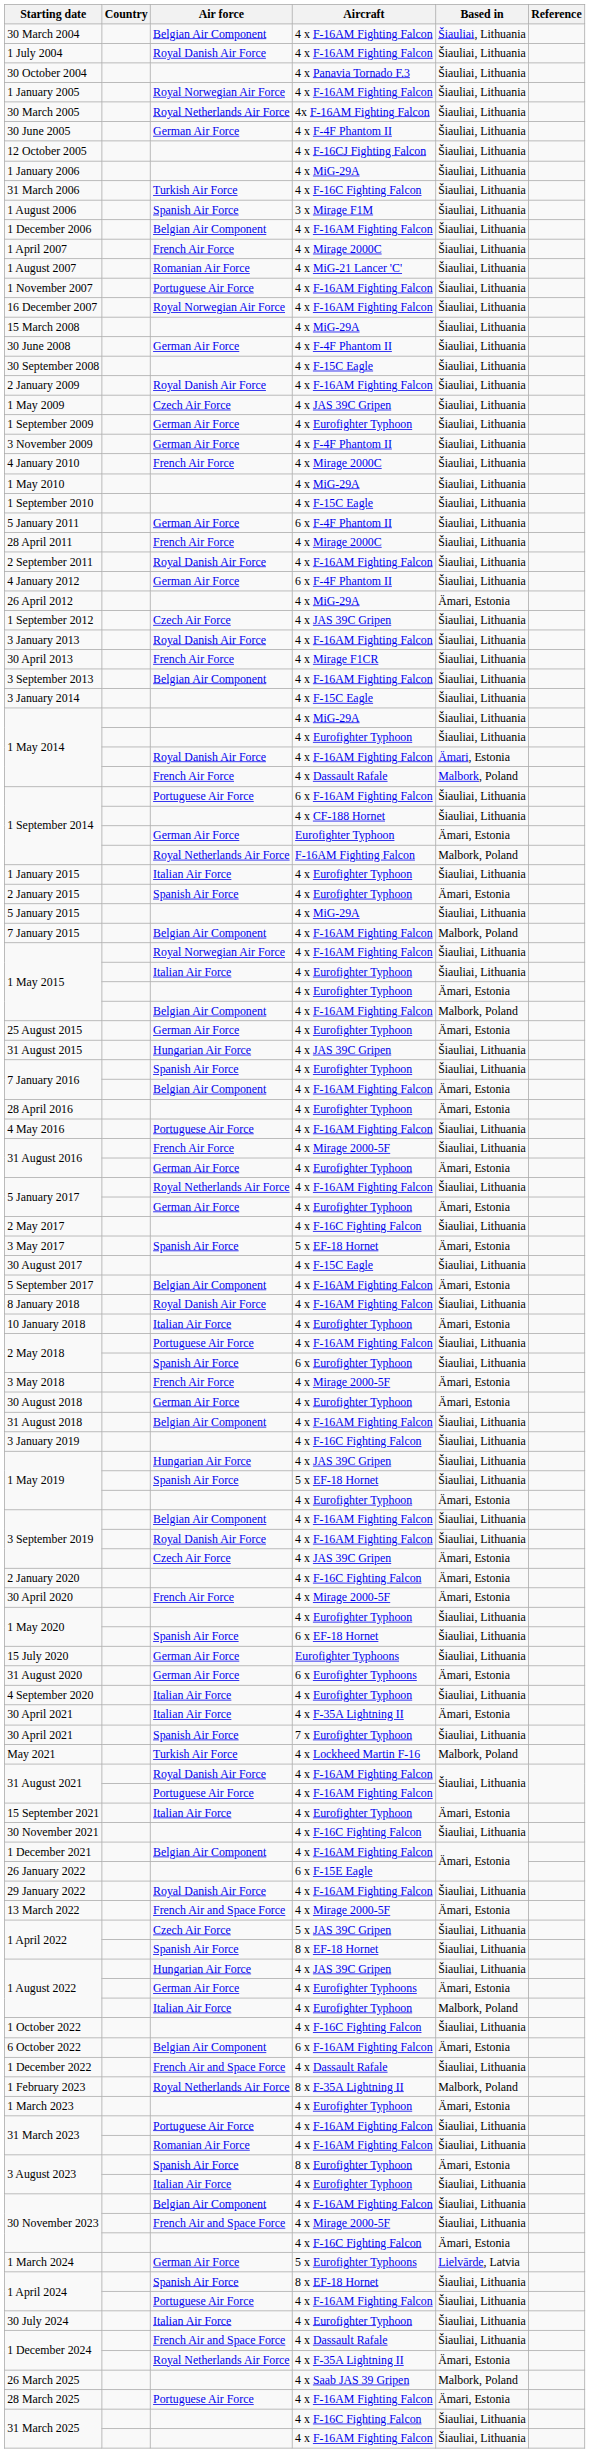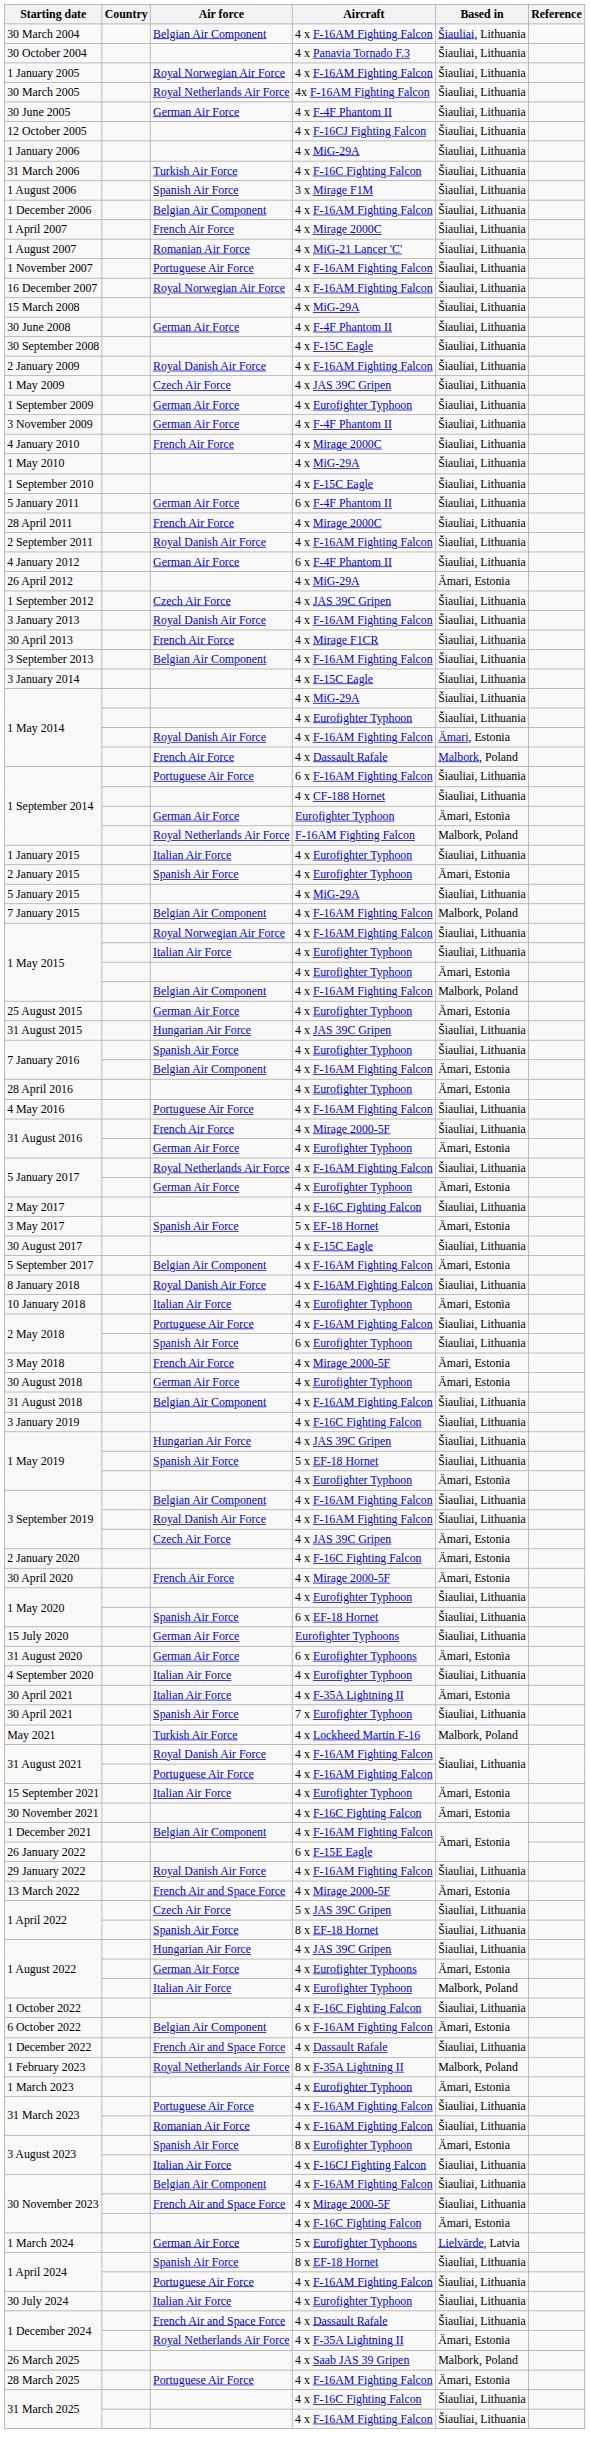- row: (35, 53)
(482, 1832) Šiauliai, Lithuania -> (474, 1812) Ämari, Estonia
(354, 2184) 4 x Eurofighter Typhoon -> (361, 2164) 4 x F-16CJ Fighting Falcon
